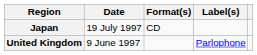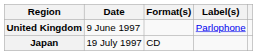rows swapped: (44, 43) <-> (44, 27)
